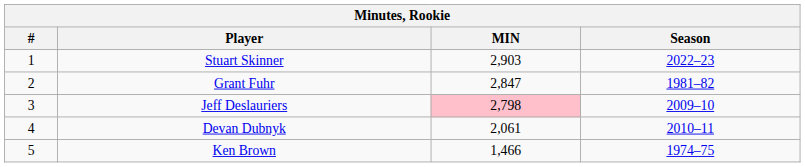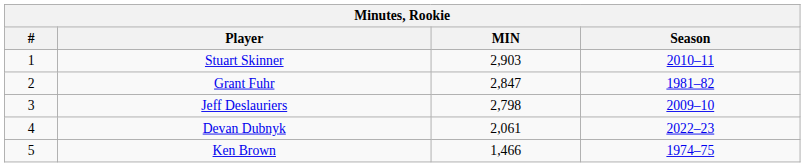(690, 61) 2022–23 -> (690, 61) 2010–11
(506, 106) pink background -> (506, 106) no background
(690, 128) 2010–11 -> (690, 128) 2022–23
